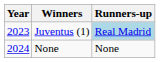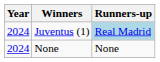(18, 31) 2023 -> (18, 31) 2024
